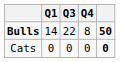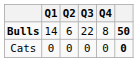+ column: (69, 13)
